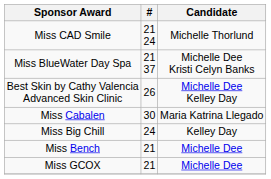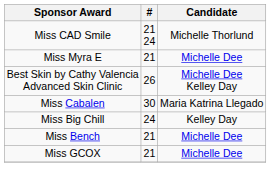- row: (73, 64)
+ row: (73, 58)
